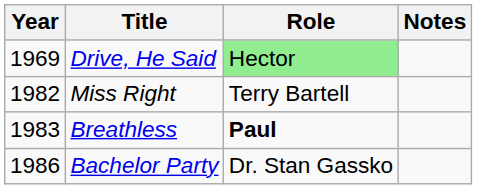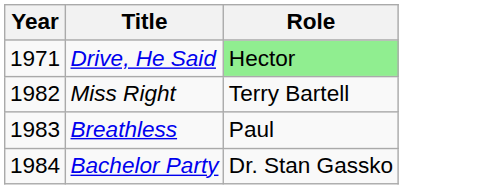- column: (435, 22)
(35, 58) 1969 -> (35, 58) 1971
(253, 129) bold -> (251, 129) normal
(35, 165) 1986 -> (35, 165) 1984
